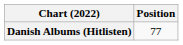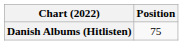(156, 31) 77 -> (156, 31) 75
